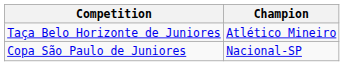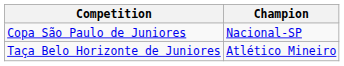rows swapped: (97, 51) <-> (114, 32)
